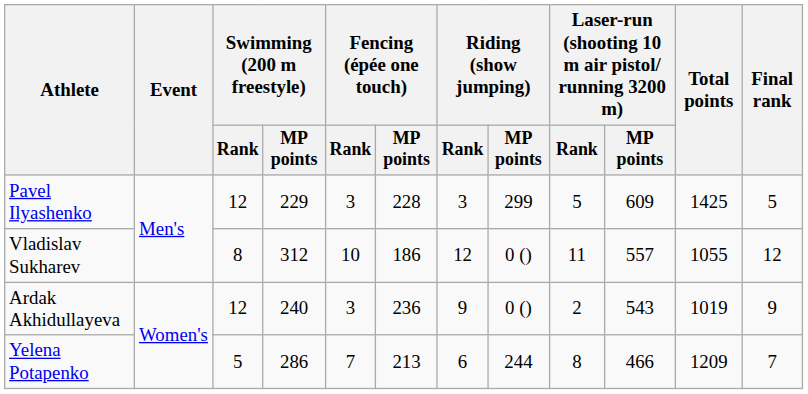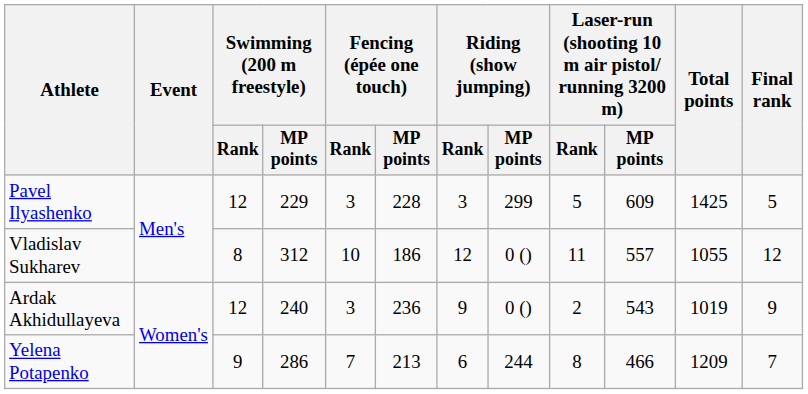(238, 362) 5 -> (238, 362) 9
